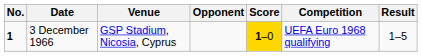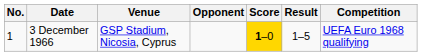columns swapped: (398, 13) <-> (330, 13)
(10, 36) bold -> (10, 36) normal
